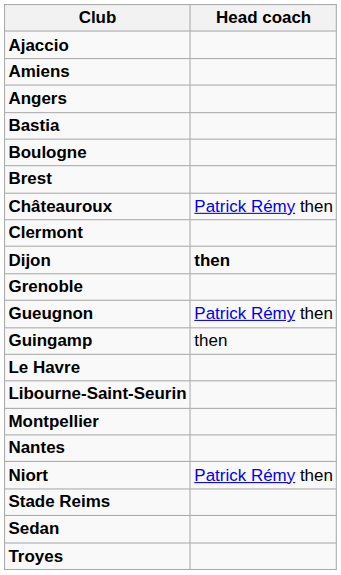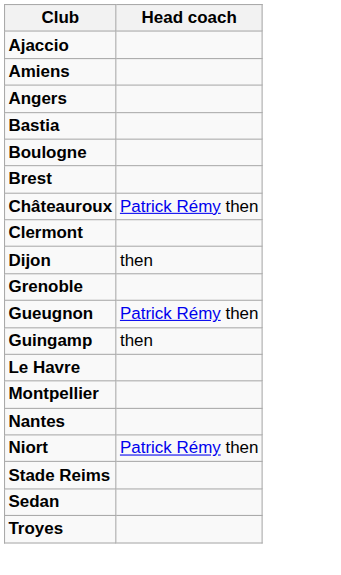(212, 260) bold -> (136, 260) normal
- row: (97, 394)
